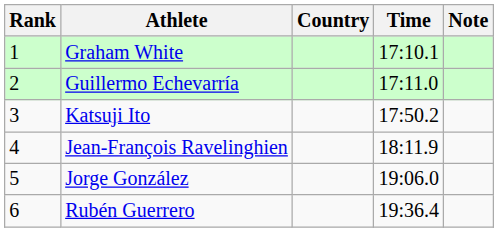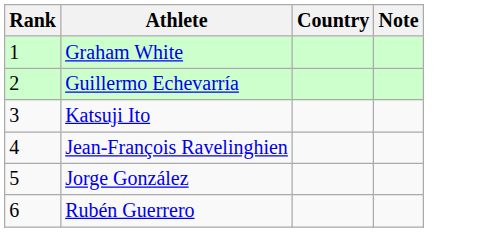- column: (409, 20)
